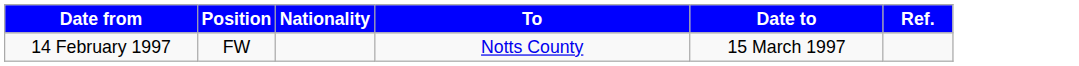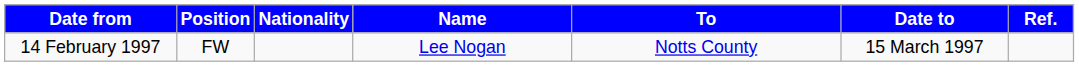+ column: (462, 19)
